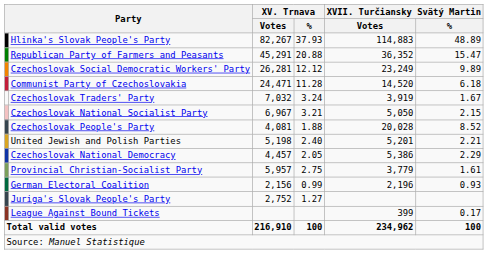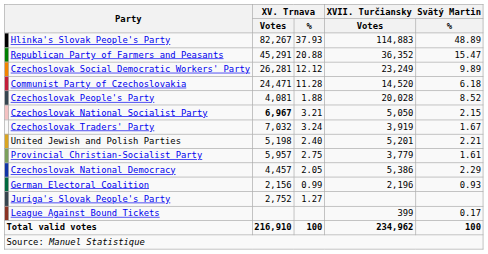rows swapped: (83, 127) <-> (83, 98)
(278, 112) normal -> (278, 112) bold
rows swapped: (93, 156) <-> (106, 170)
